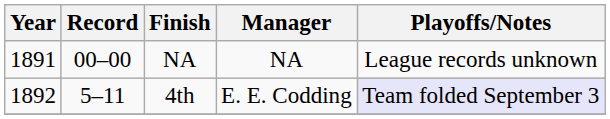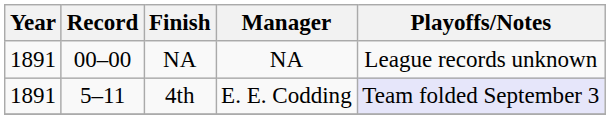(33, 95) 1892 -> (33, 95) 1891
